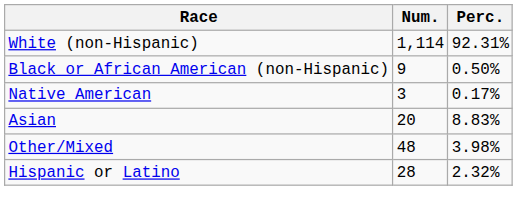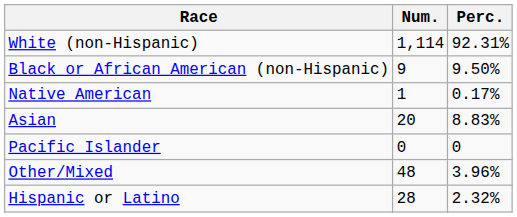(476, 69) 0.50% -> (476, 69) 9.50%
(401, 95) 3 -> (401, 95) 1
+ row: (85, 147)
(476, 147) 3.98% -> (476, 173) 3.96%
